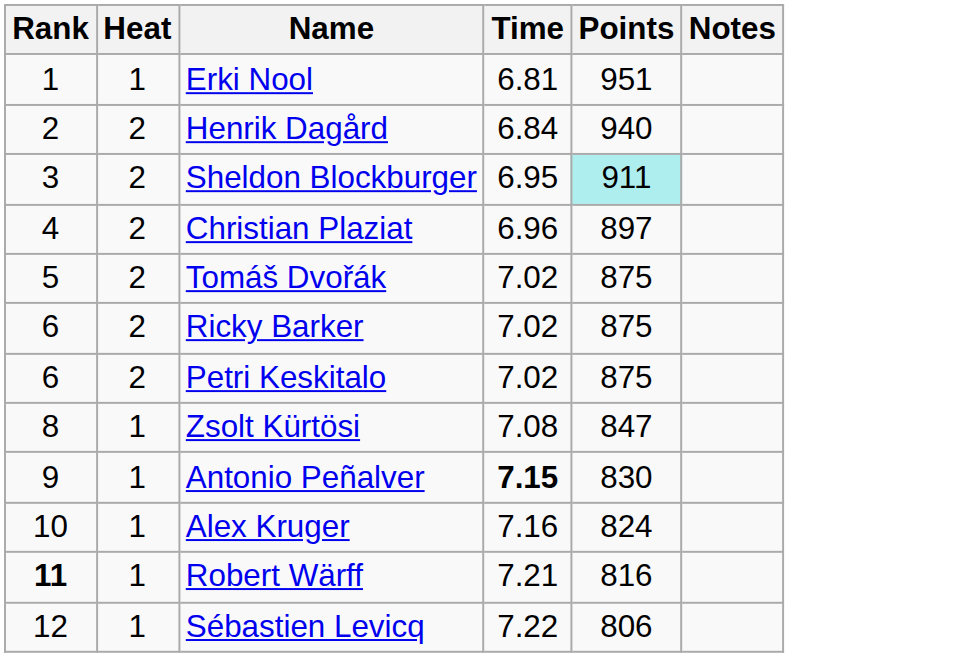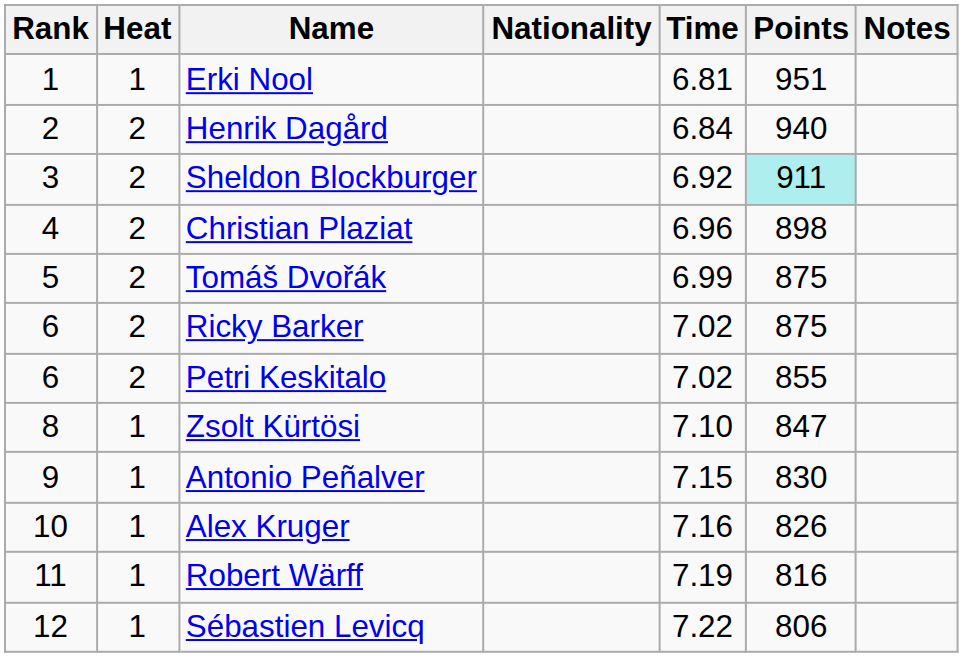+ column: (572, 29)
(528, 178) 6.95 -> (702, 178) 6.92
(626, 228) 897 -> (801, 228) 898
(528, 278) 7.02 -> (702, 278) 6.99
(626, 377) 875 -> (801, 377) 855
(528, 427) 7.08 -> (702, 427) 7.10
(528, 476) bold -> (702, 476) normal
(626, 526) 824 -> (801, 526) 826
(51, 576) bold -> (51, 576) normal
(528, 576) 7.21 -> (702, 576) 7.19
